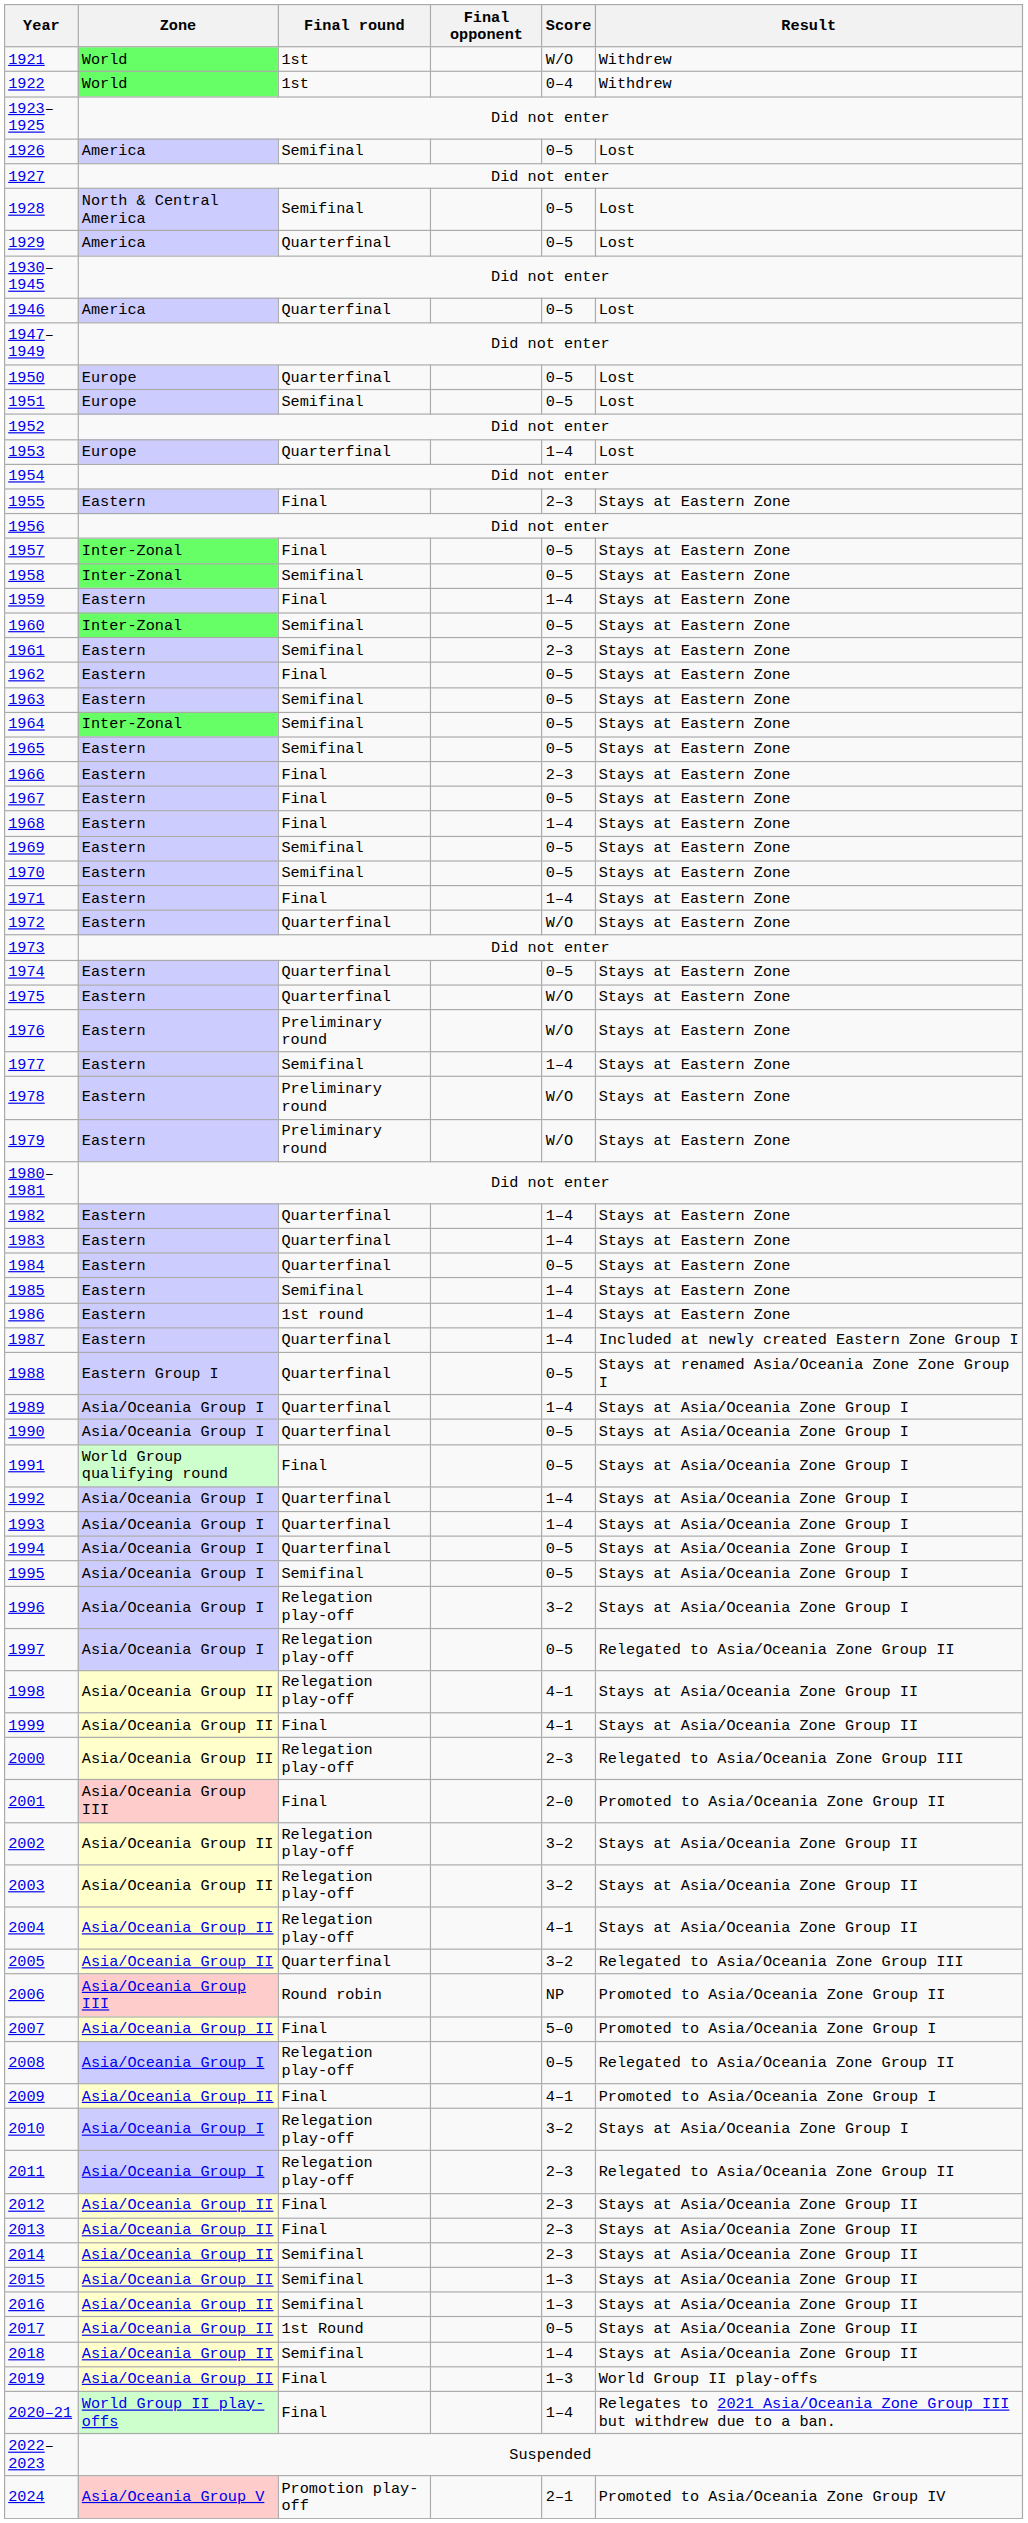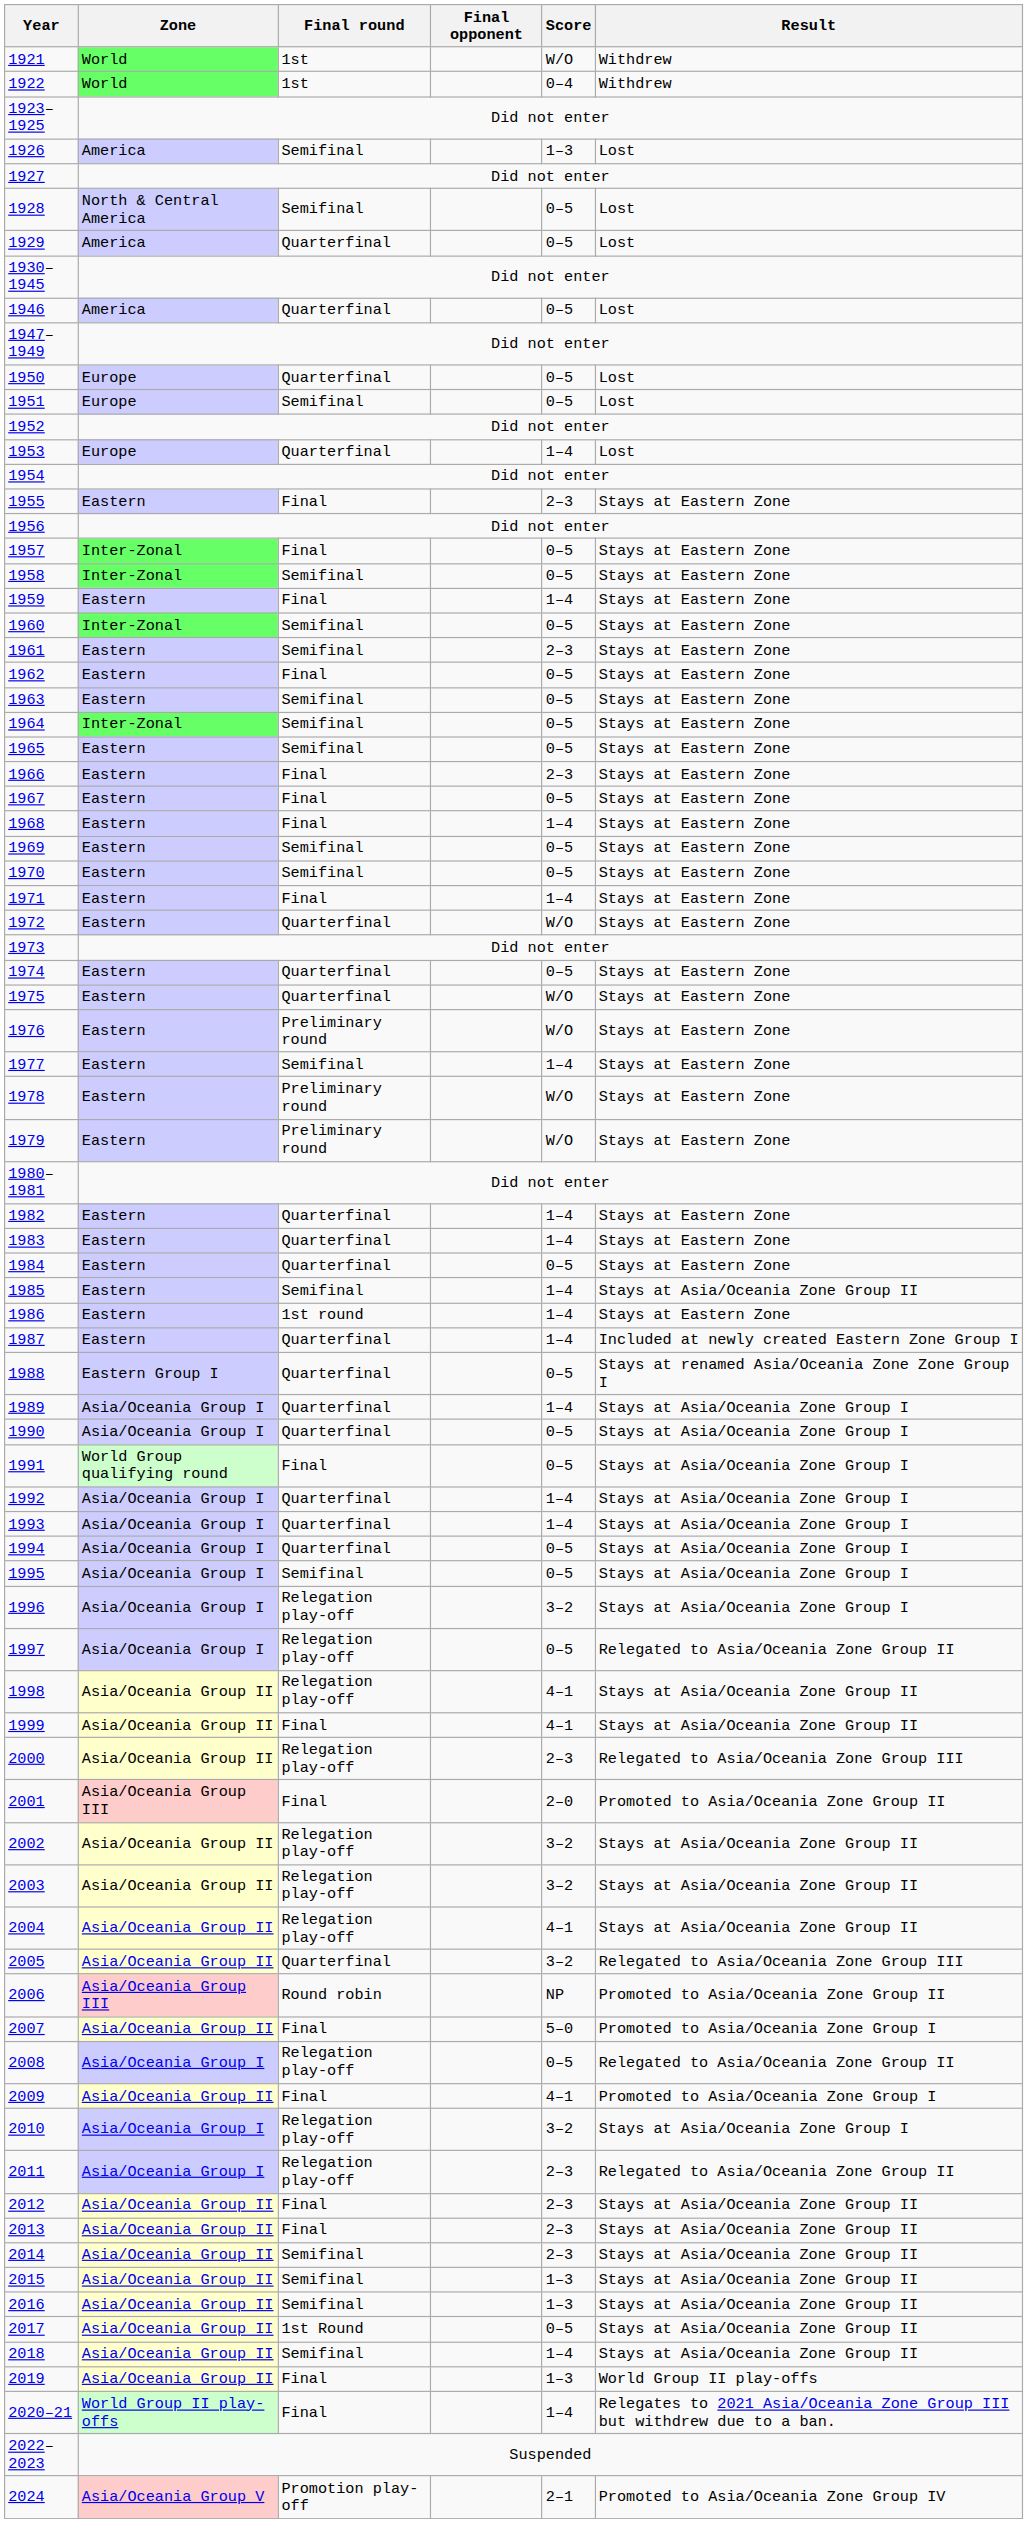(559, 151) 0–5 -> (559, 151) 1–3
(694, 1290) Stays at Eastern Zone -> (758, 1290) Stays at Asia/Oceania Zone Group II
